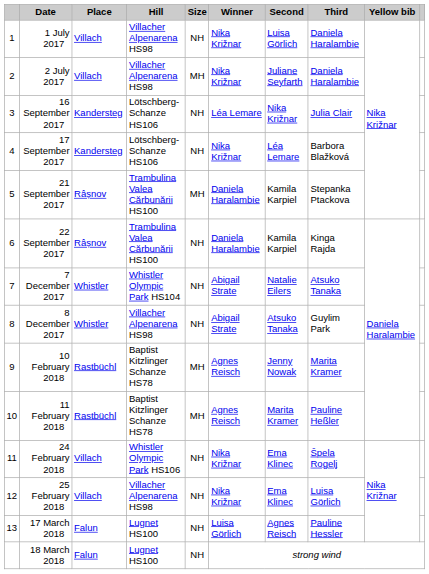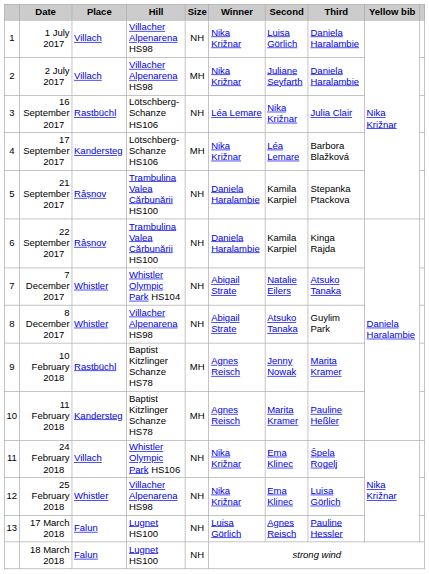(98, 113) Kandersteg -> (95, 113) Rastbüchl
(197, 151) NH -> (197, 151) MH
(197, 194) MH -> (197, 194) NH
(95, 415) Rastbüchl -> (98, 415) Kandersteg
(88, 496) Villach -> (91, 496) Whistler
